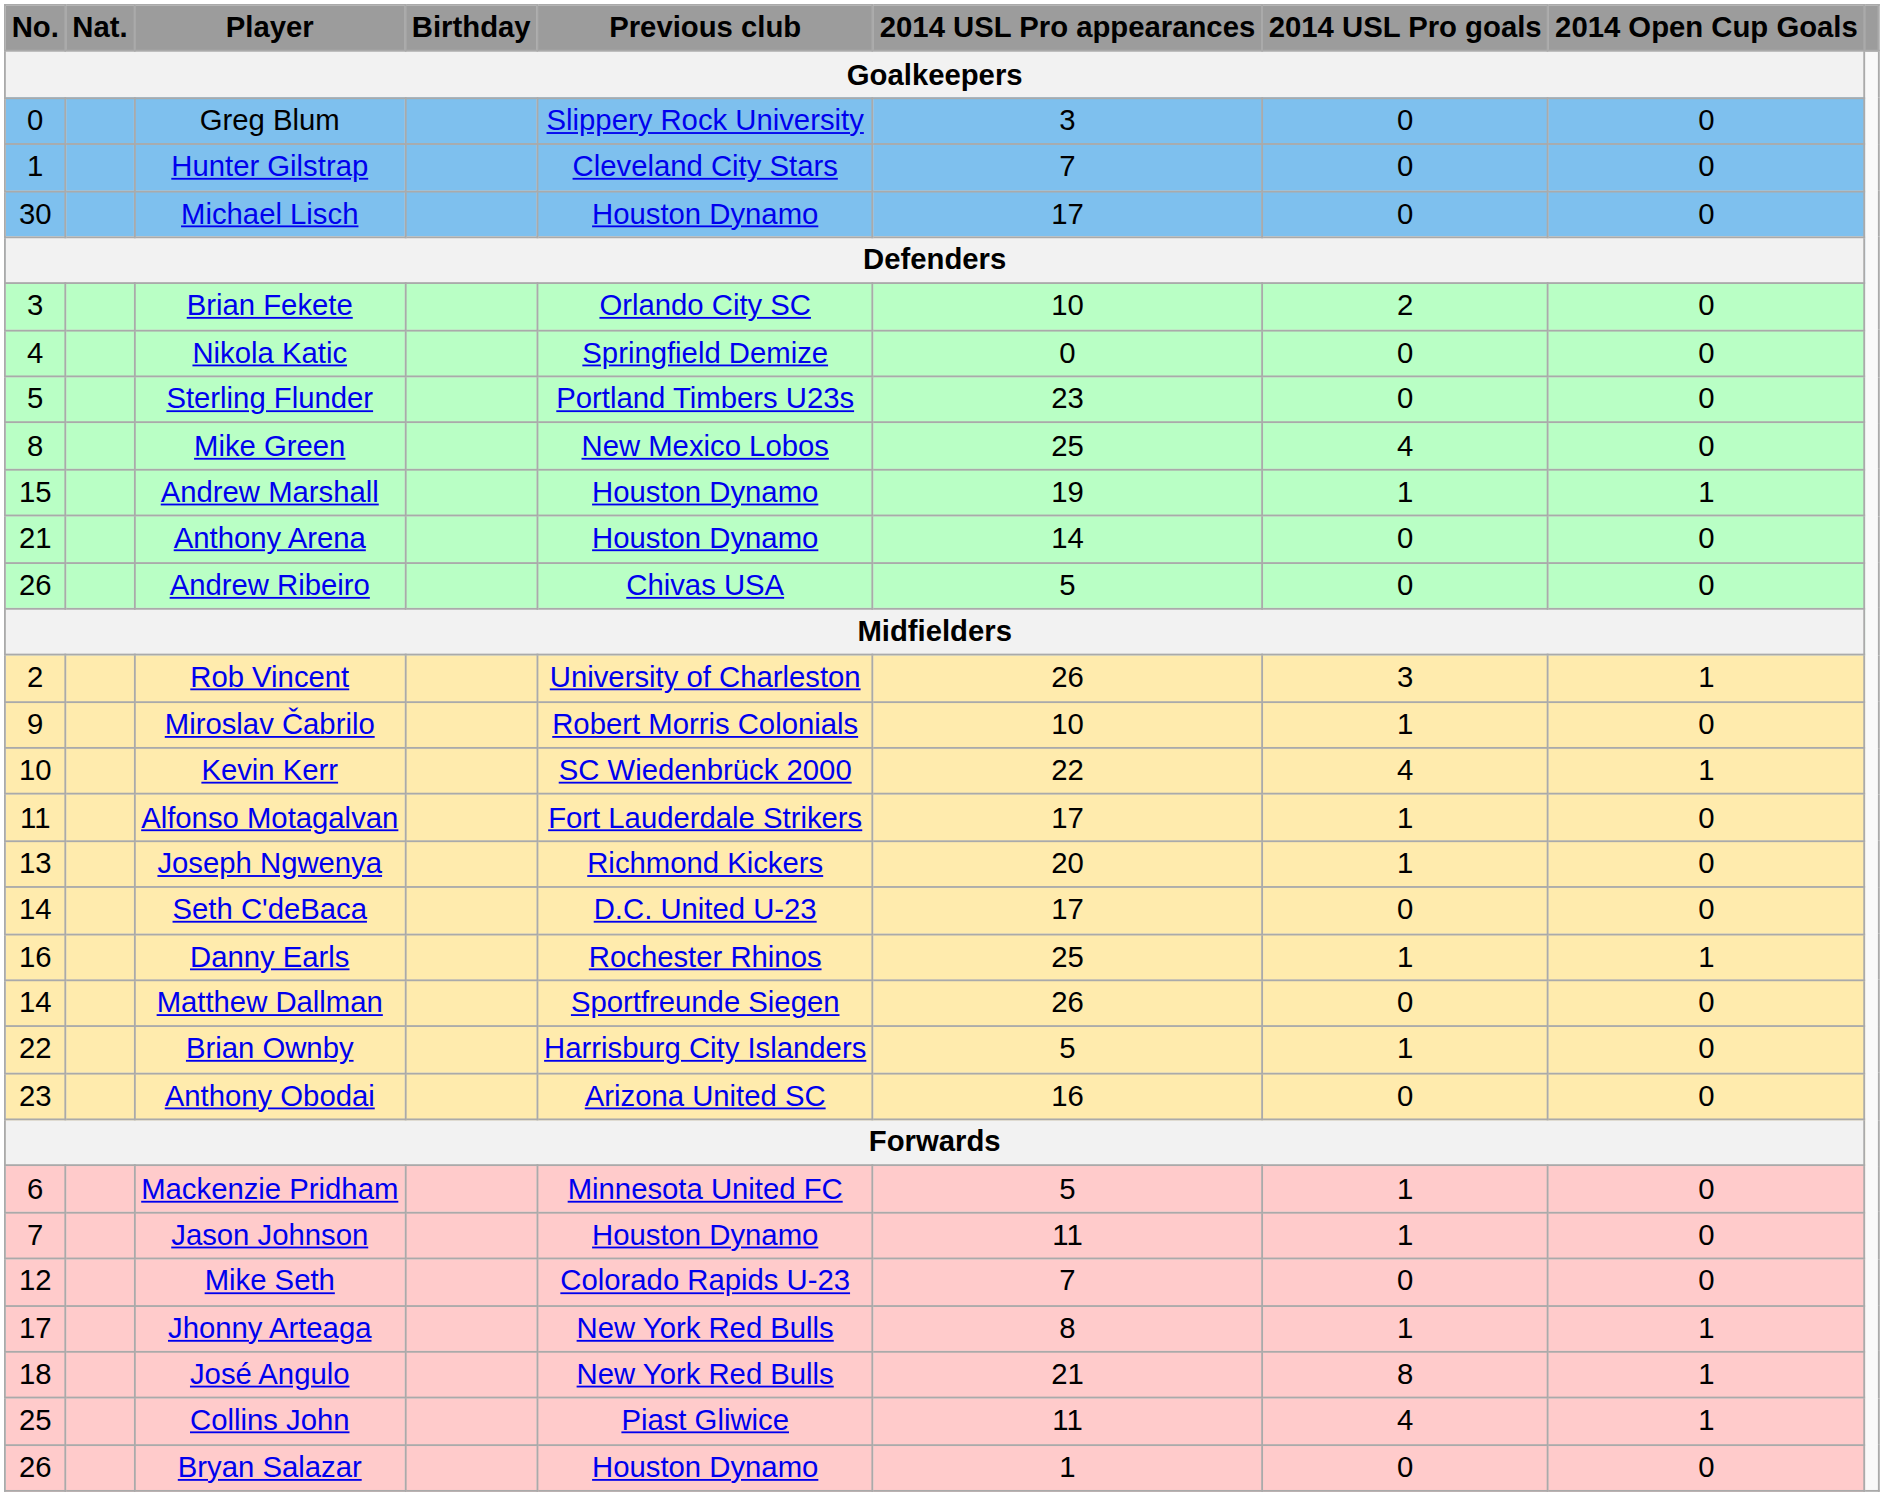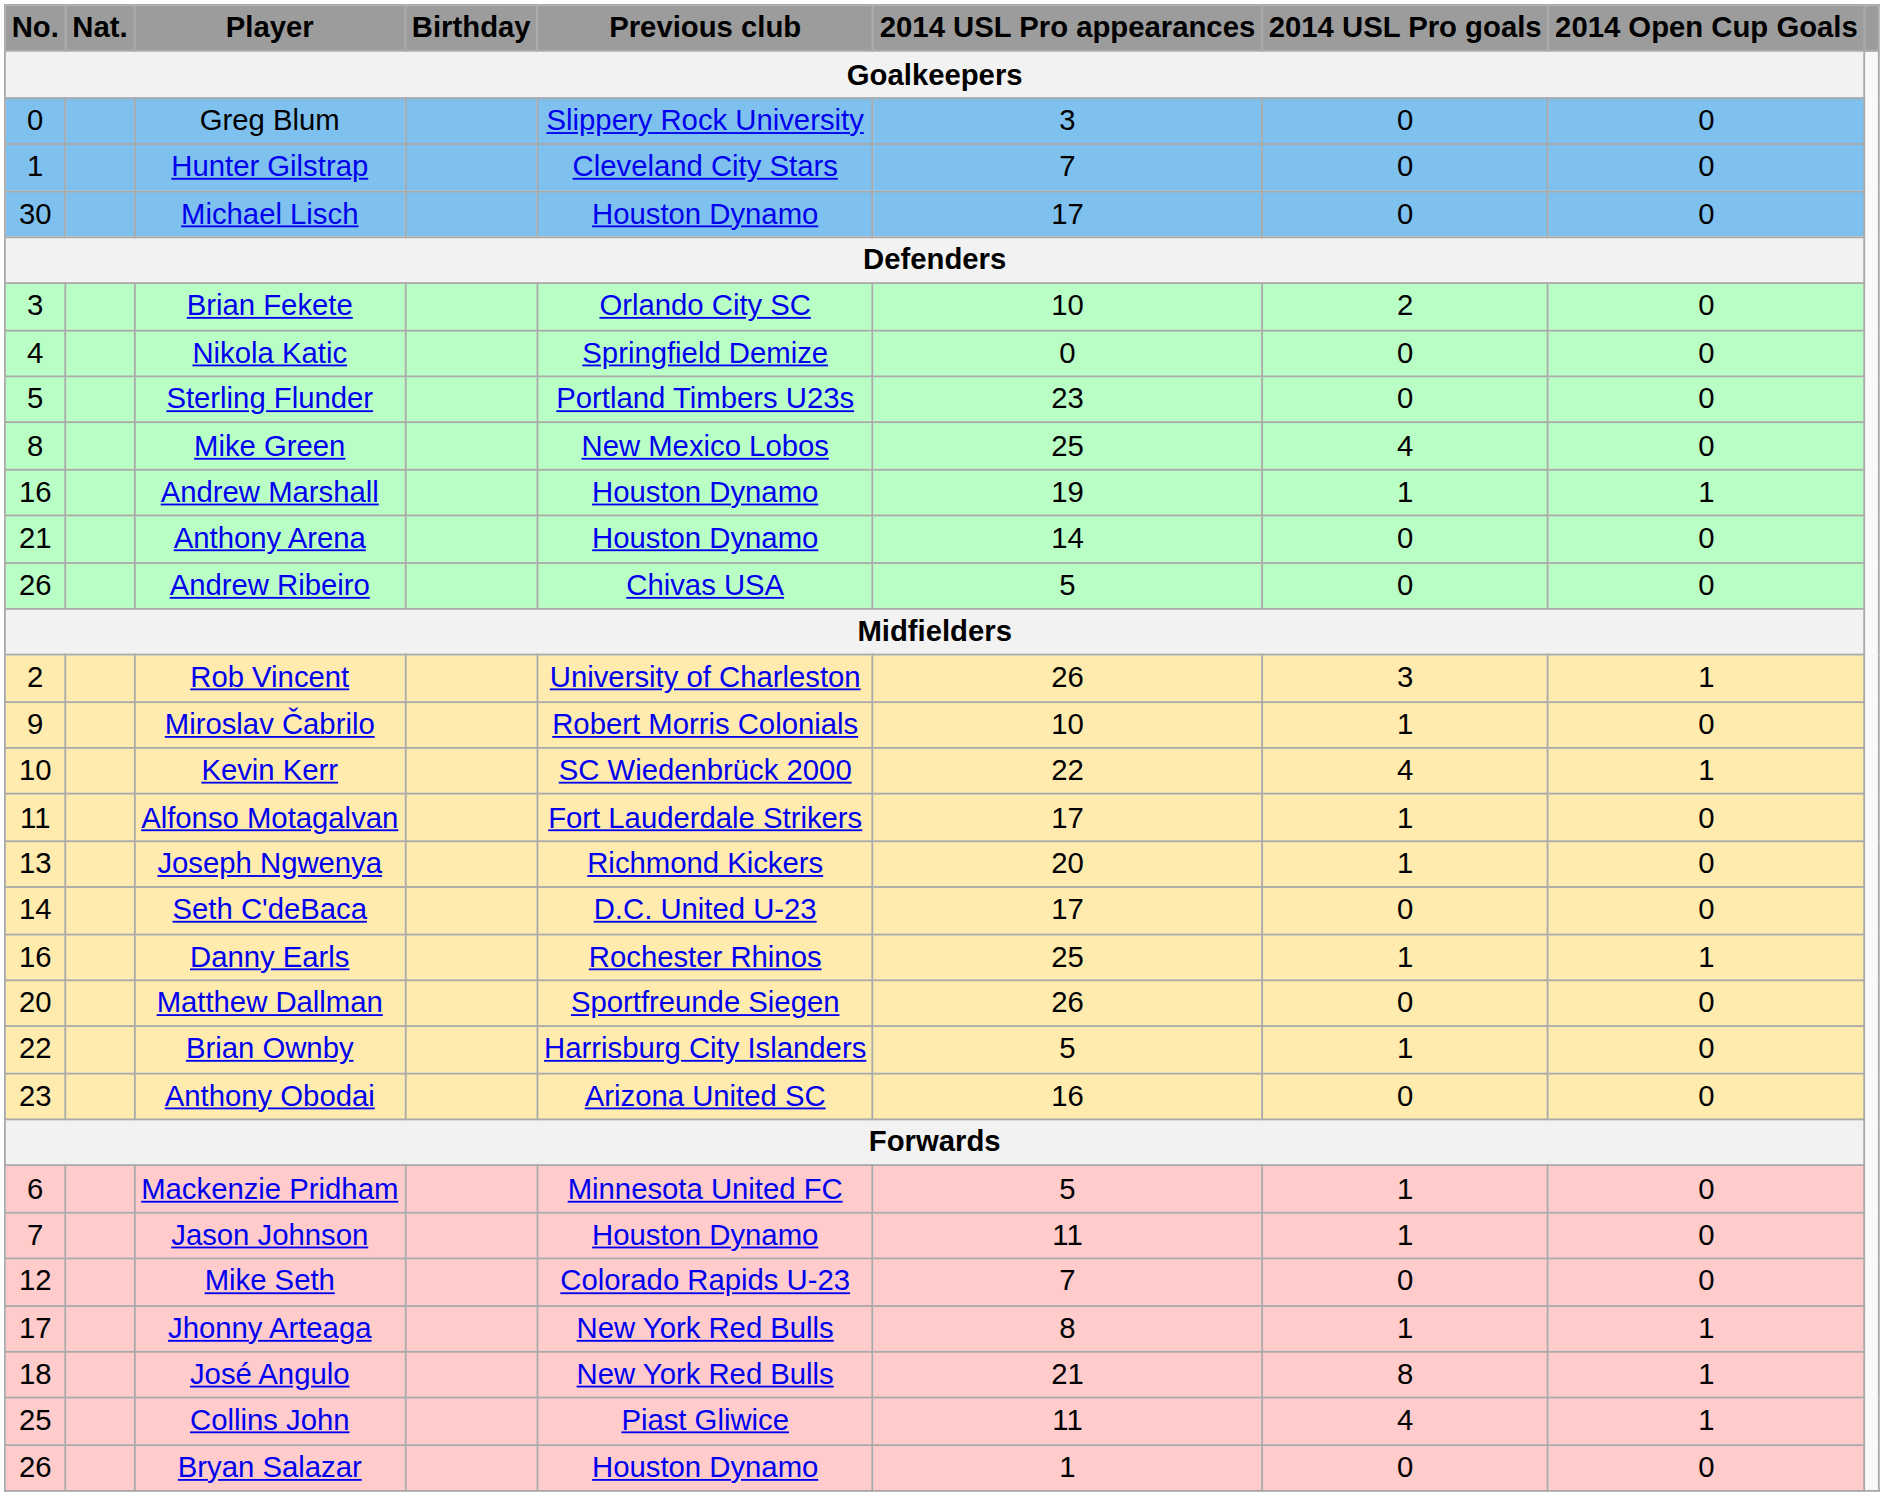(35, 492) 15 -> (35, 492) 16
(35, 1002) 14 -> (35, 1002) 20
